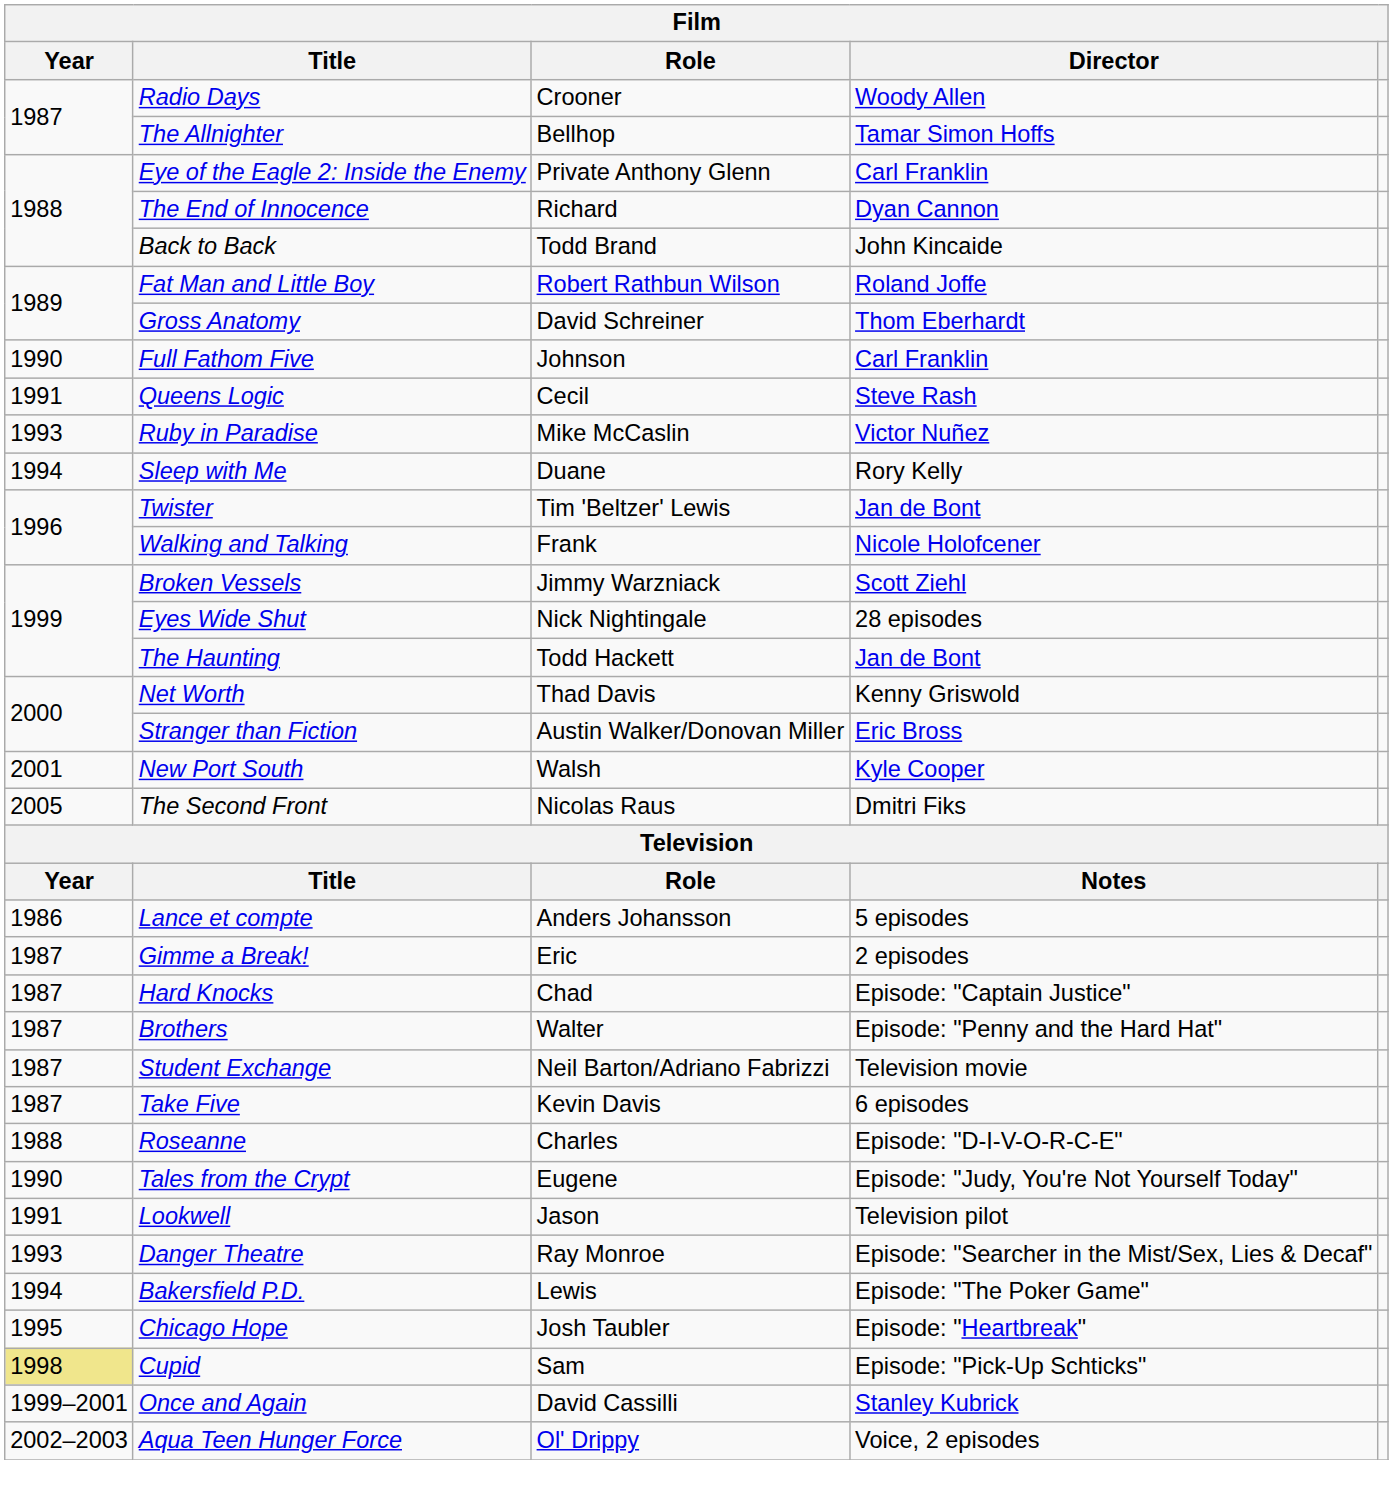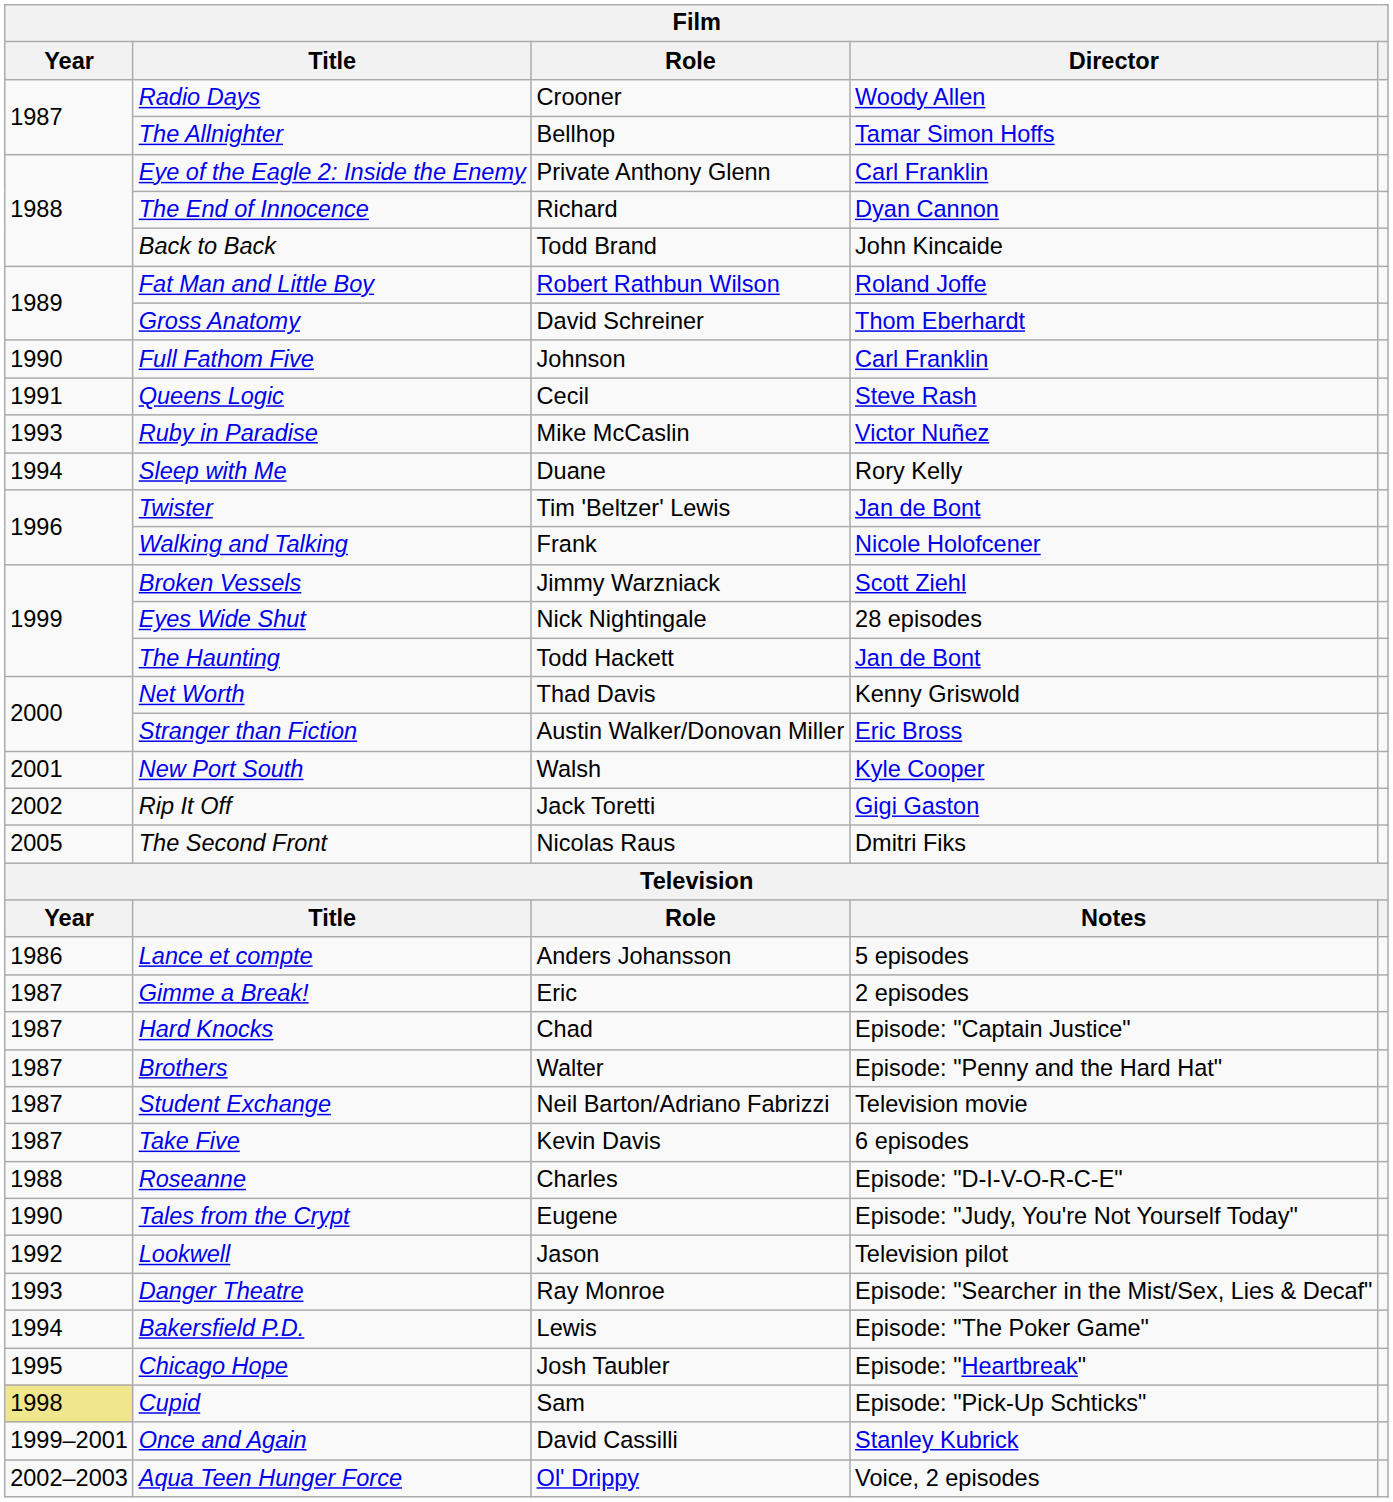+ row: (185, 806)
(36, 1216) 1991 -> (36, 1254) 1992
